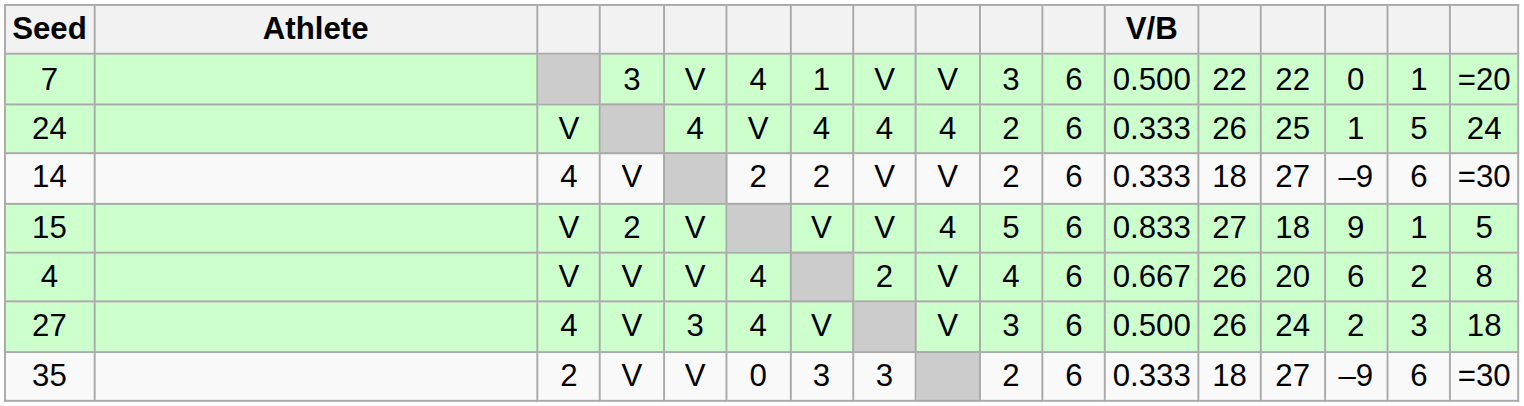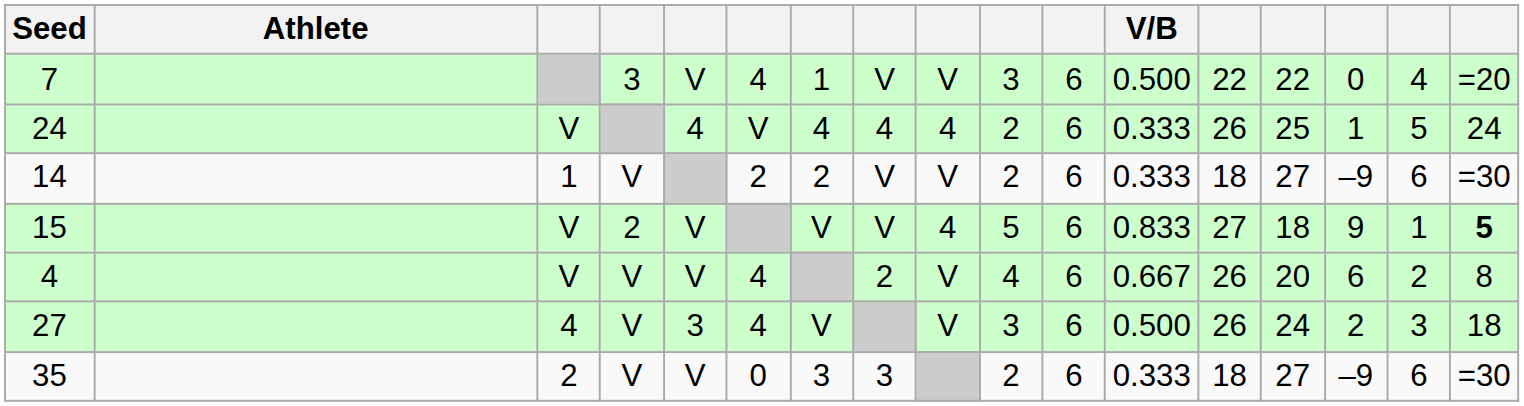(1419, 78) 1 -> (1419, 78) 4
(569, 177) 4 -> (569, 177) 1
(1484, 227) normal -> (1484, 227) bold
